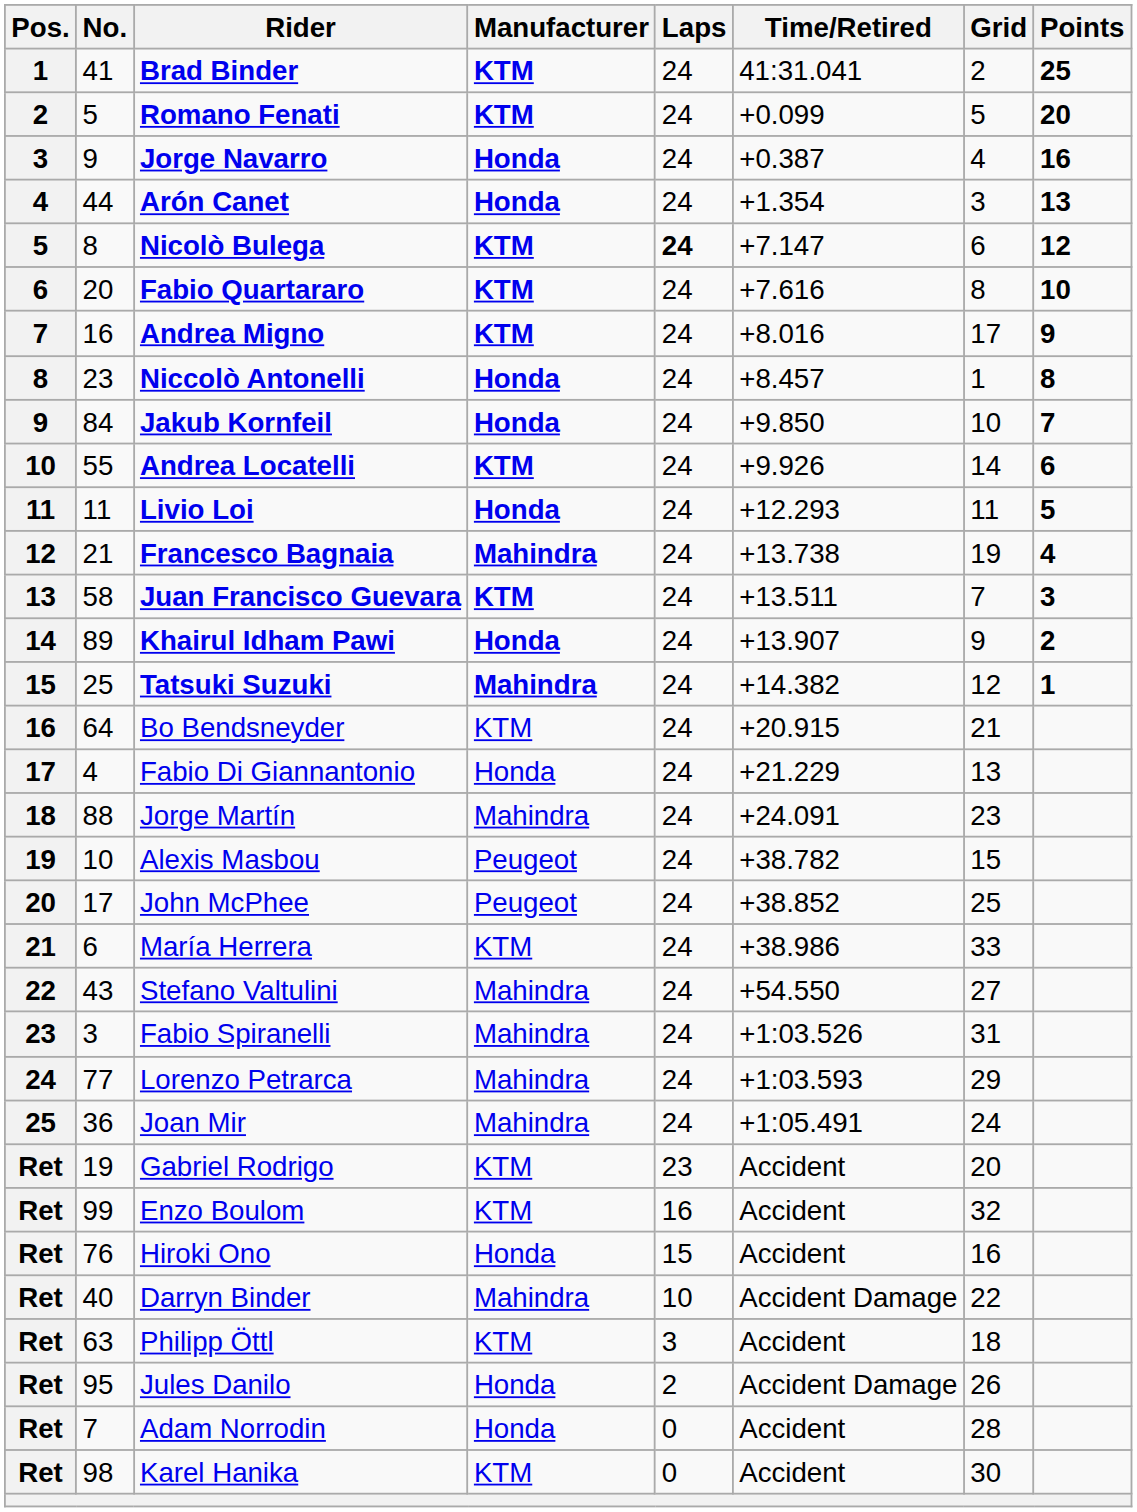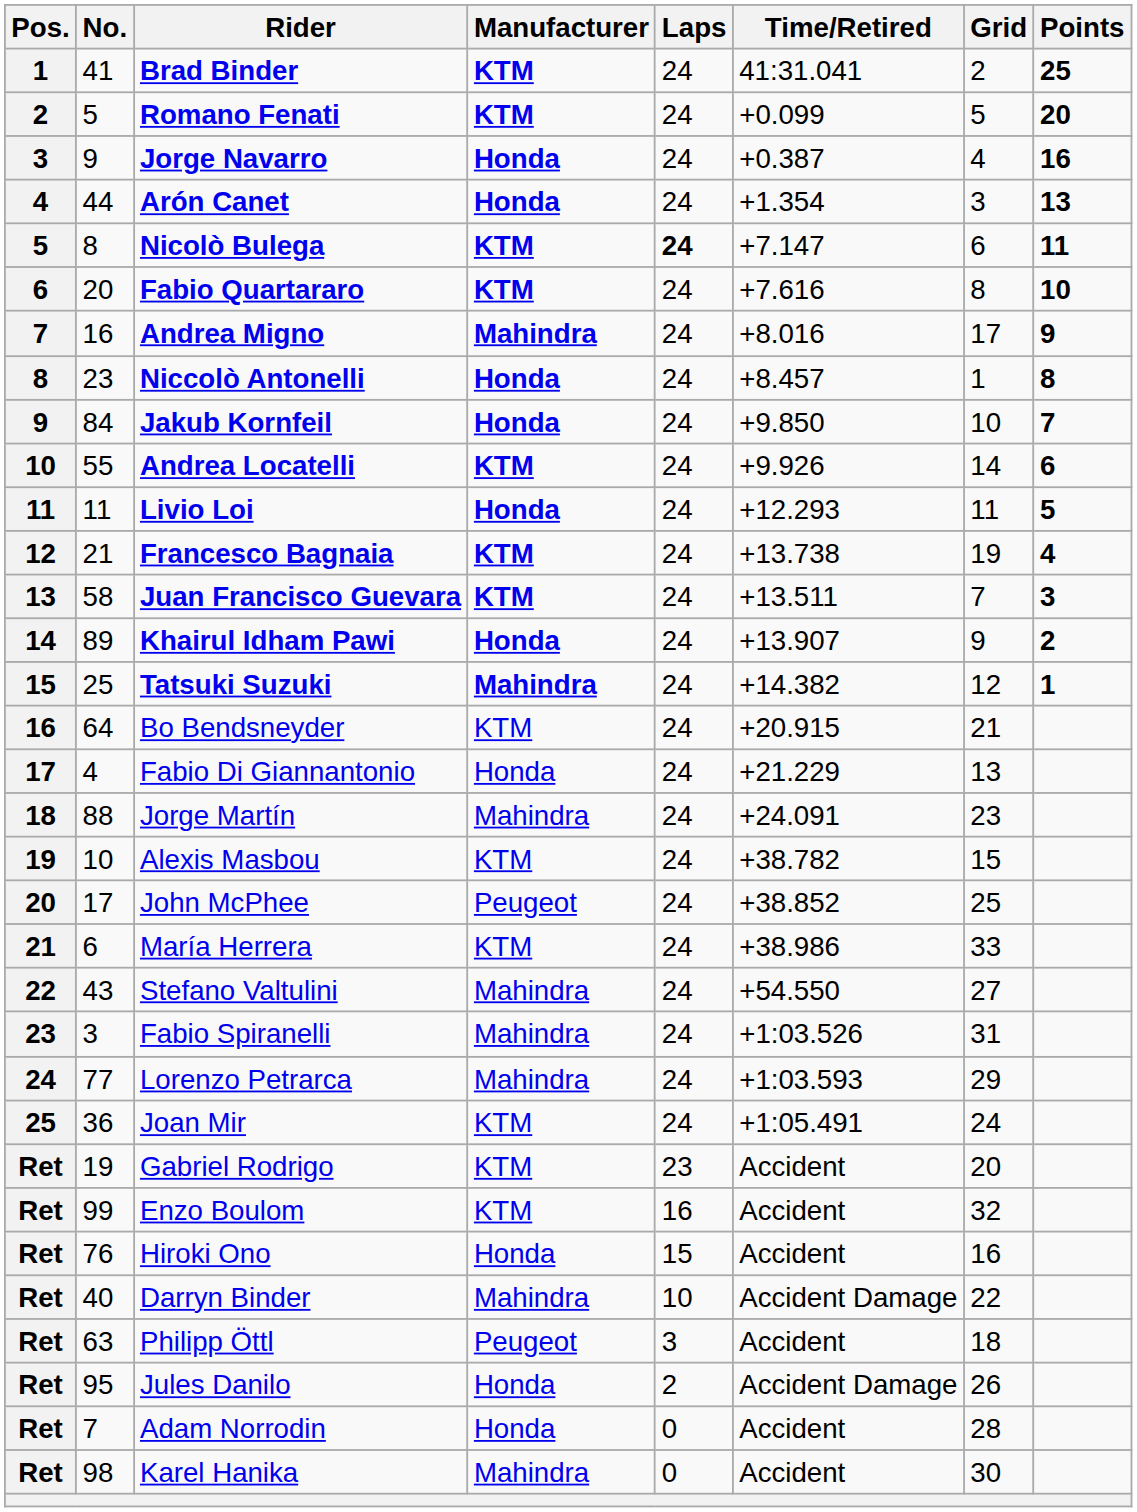(1055, 246) 12 -> (1055, 246) 11
(504, 334) KTM -> (535, 334) Mahindra
(535, 553) Mahindra -> (504, 553) KTM
(525, 859) Peugeot -> (503, 859) KTM
(532, 1122) Mahindra -> (503, 1122) KTM
(503, 1341) KTM -> (525, 1341) Peugeot
(503, 1472) KTM -> (532, 1472) Mahindra
